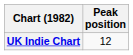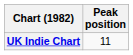(106, 41) 12 -> (106, 41) 11
